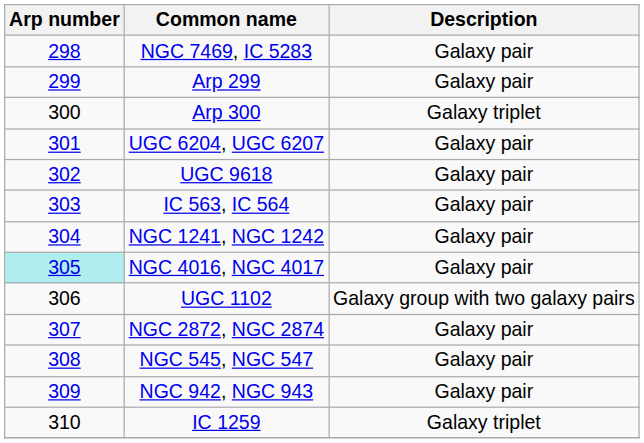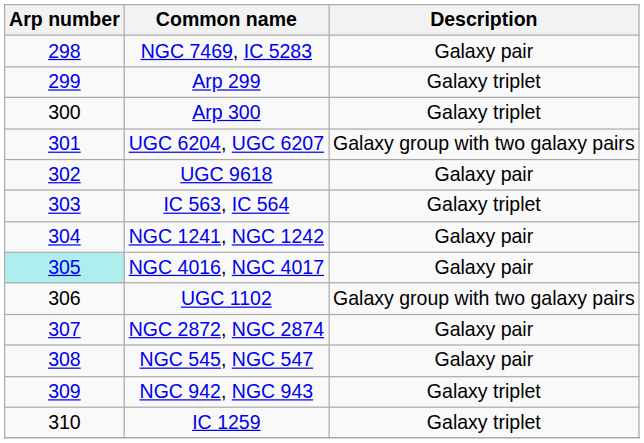(484, 81) Galaxy pair -> (484, 81) Galaxy triplet
(484, 143) Galaxy pair -> (484, 143) Galaxy group with two galaxy pairs
(484, 205) Galaxy pair -> (484, 205) Galaxy triplet
(484, 391) Galaxy pair -> (484, 391) Galaxy triplet
